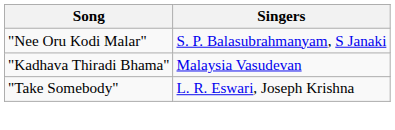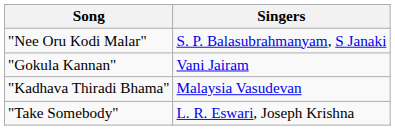+ row: (62, 64)
